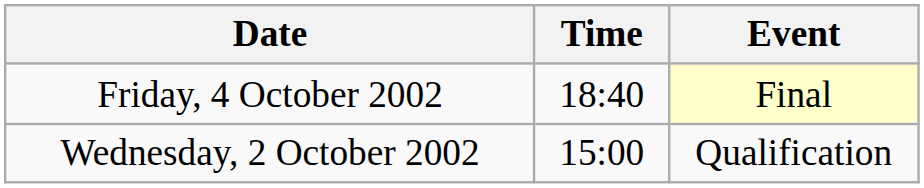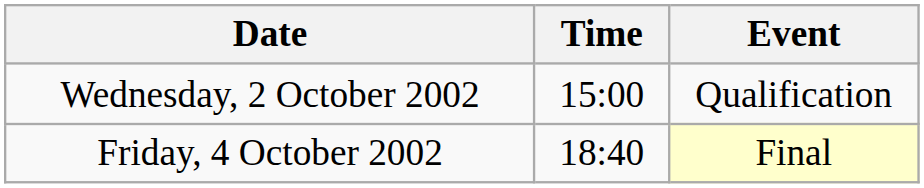rows swapped: (270, 152) <-> (270, 93)
